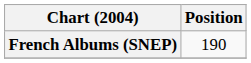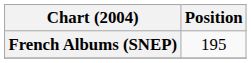(214, 44) 190 -> (214, 44) 195
